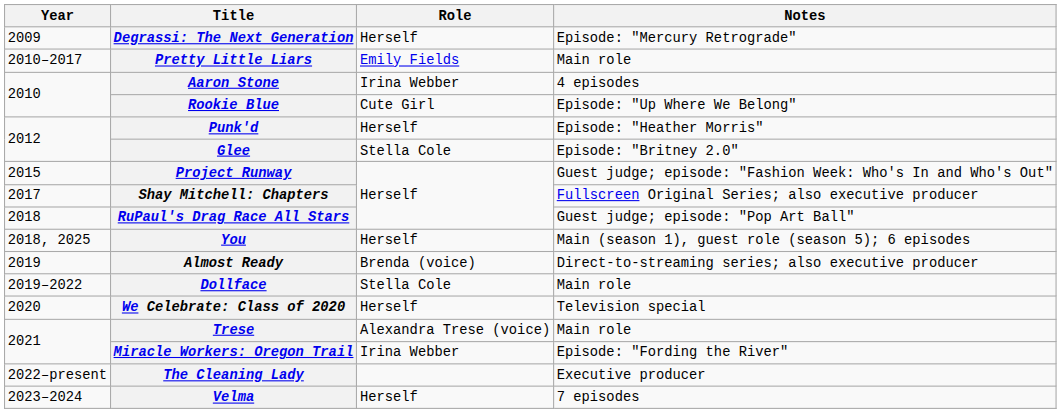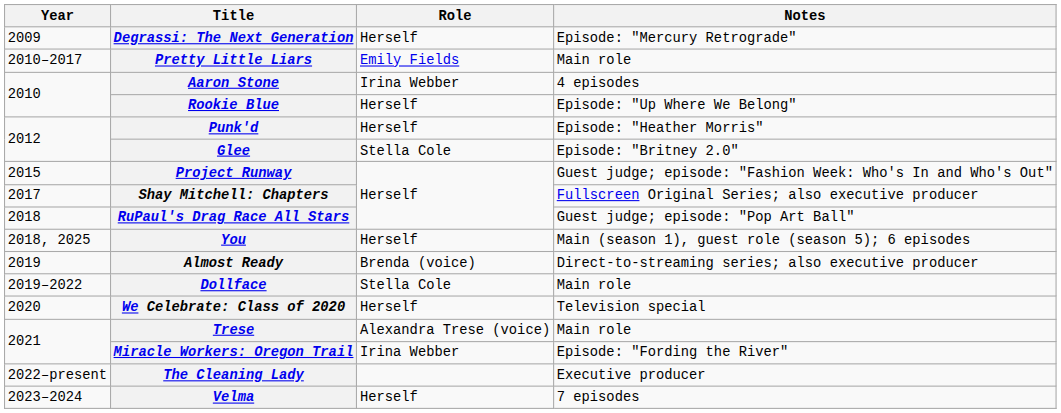(397, 106) Cute Girl -> (389, 106) Herself
